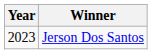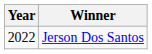(22, 37) 2023 -> (22, 37) 2022
